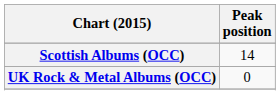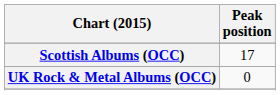(247, 54) 14 -> (247, 54) 17
